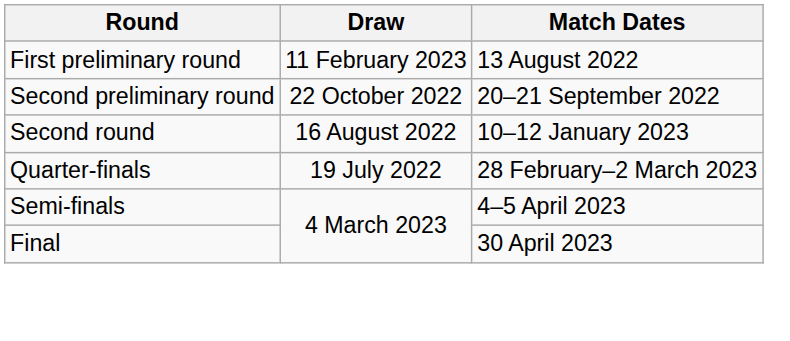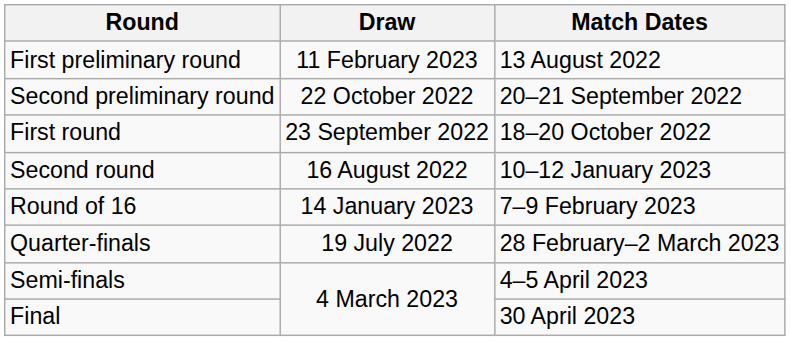+ row: (66, 133)
+ row: (73, 206)
